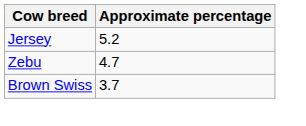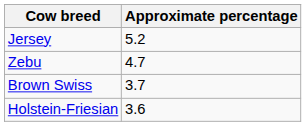+ row: (63, 109)
